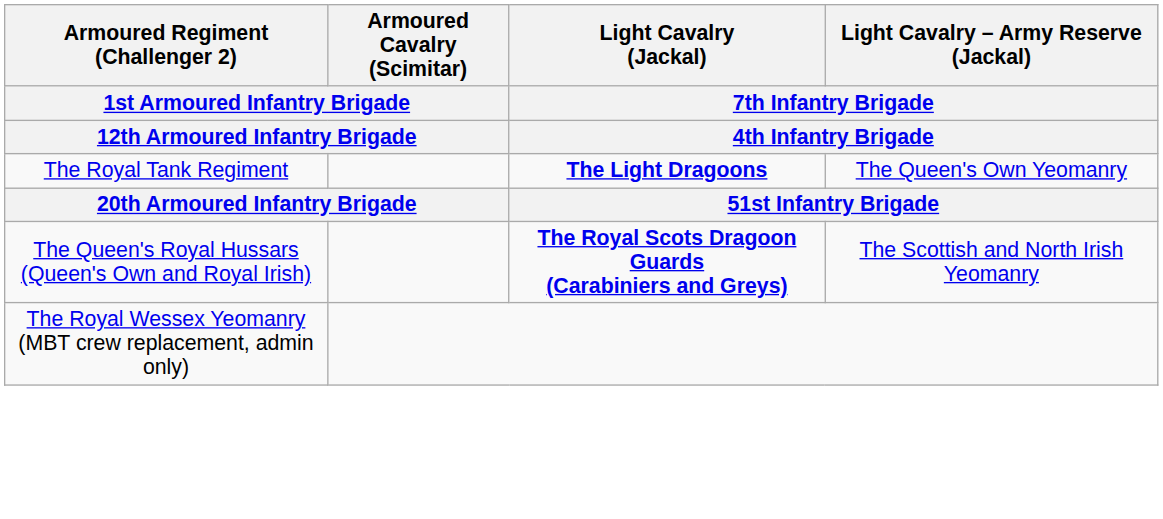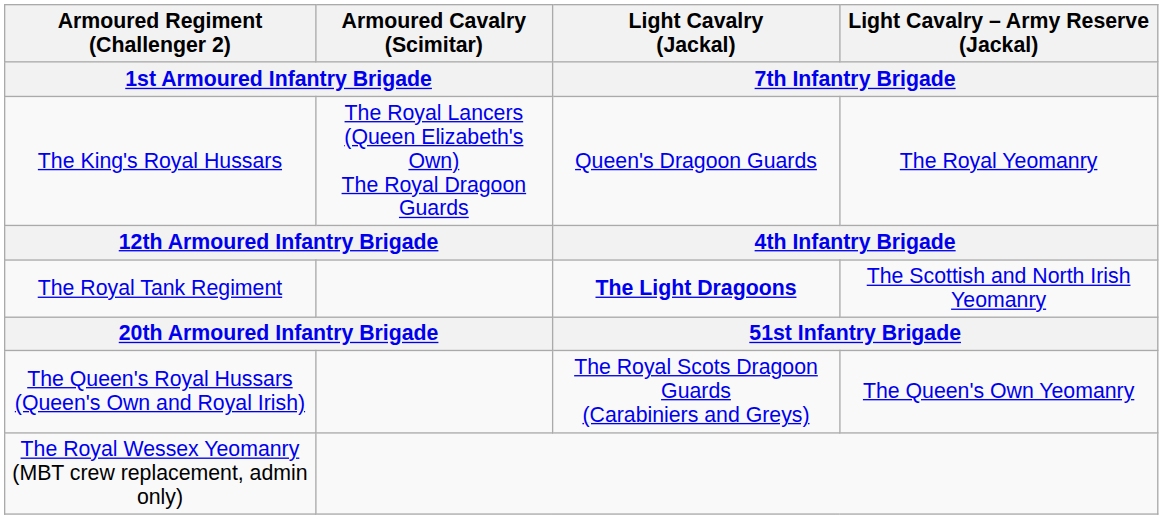+ row: (160, 160)
(991, 170) The Queen's Own Yeomanry -> (999, 288) The Scottish and North Irish Yeomanry
(667, 261) bold -> (696, 391) normal
(991, 261) The Scottish and North Irish Yeomanry -> (999, 391) The Queen's Own Yeomanry
